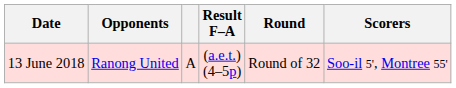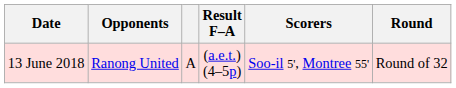columns swapped: (387, 24) <-> (284, 24)
